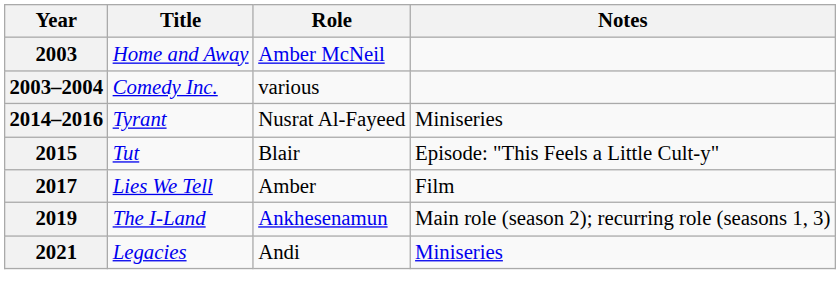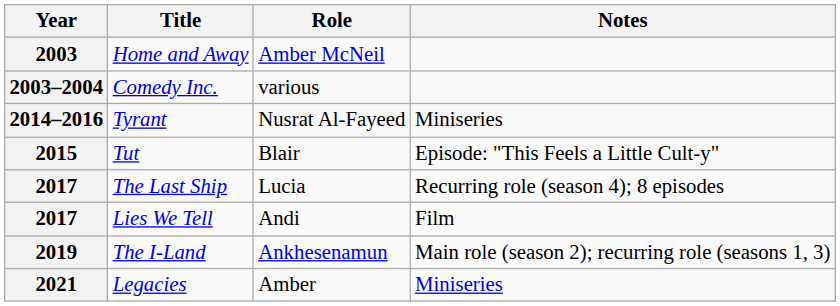+ row: (170, 185)
(287, 185) Amber -> (279, 218) Andi
(279, 251) Andi -> (287, 284) Amber
